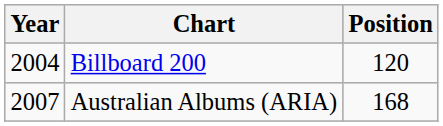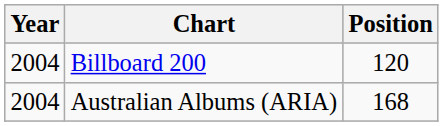(35, 101) 2007 -> (35, 101) 2004
